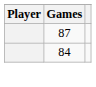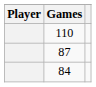+ row: (64, 33)
